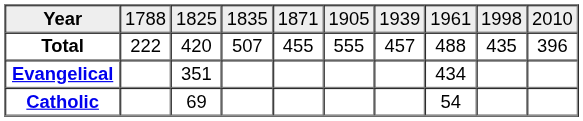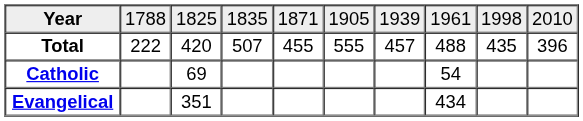rows swapped: (63, 101) <-> (63, 74)
